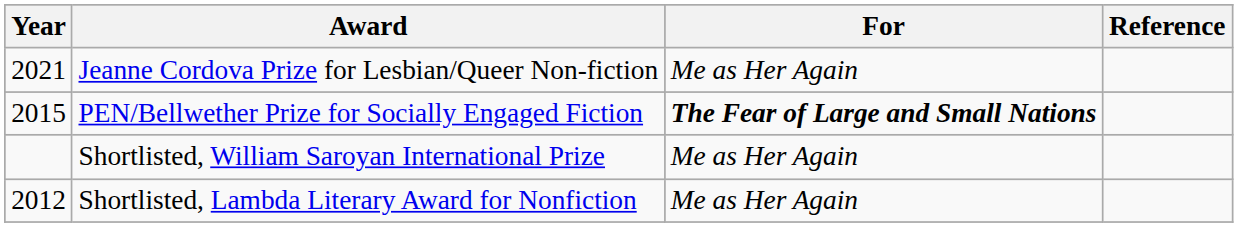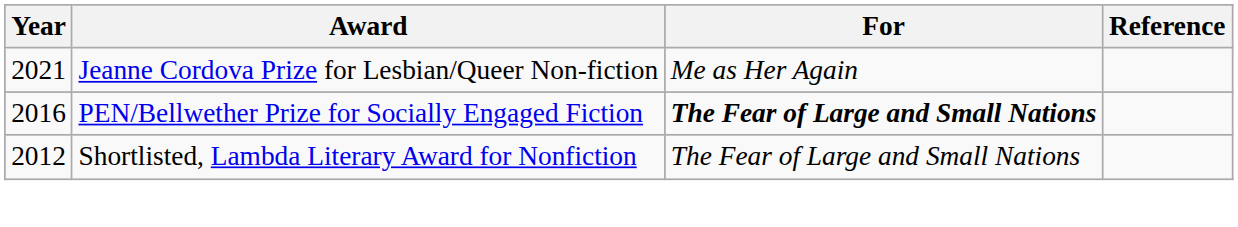(39, 112) 2015 -> (39, 112) 2016
- row: (342, 156)
(764, 199) Me as Her Again -> (875, 156) The Fear of Large and Small Nations
